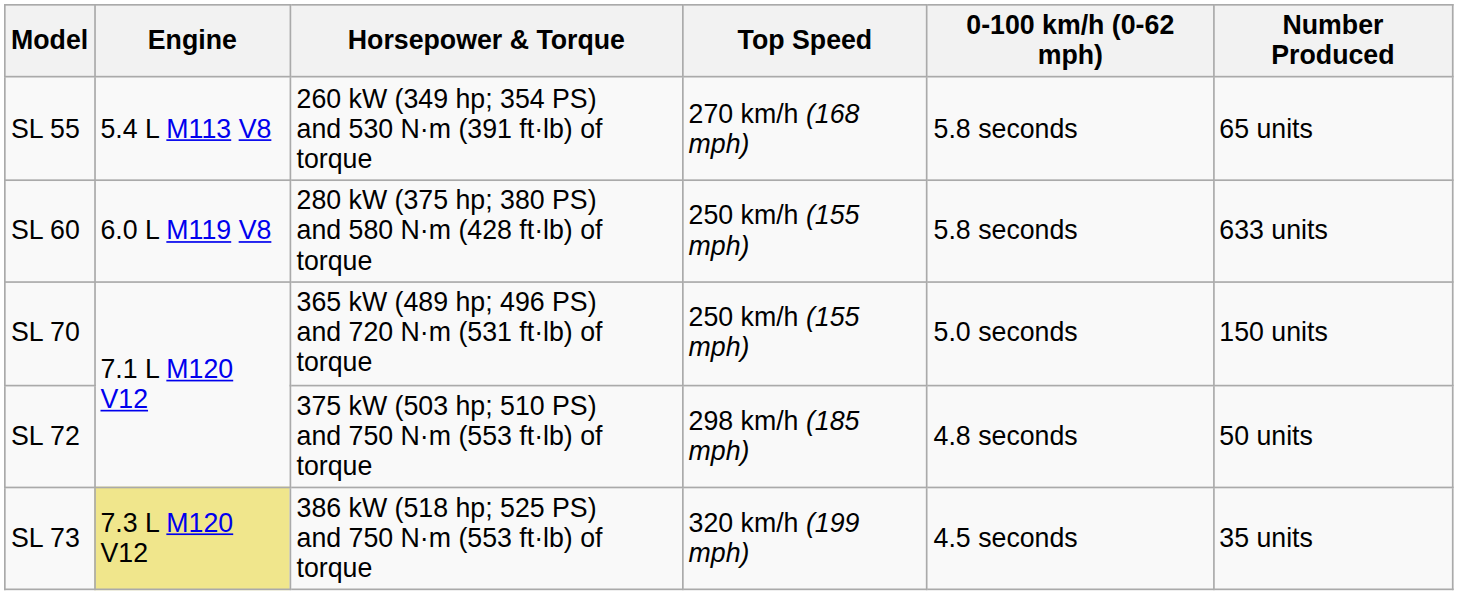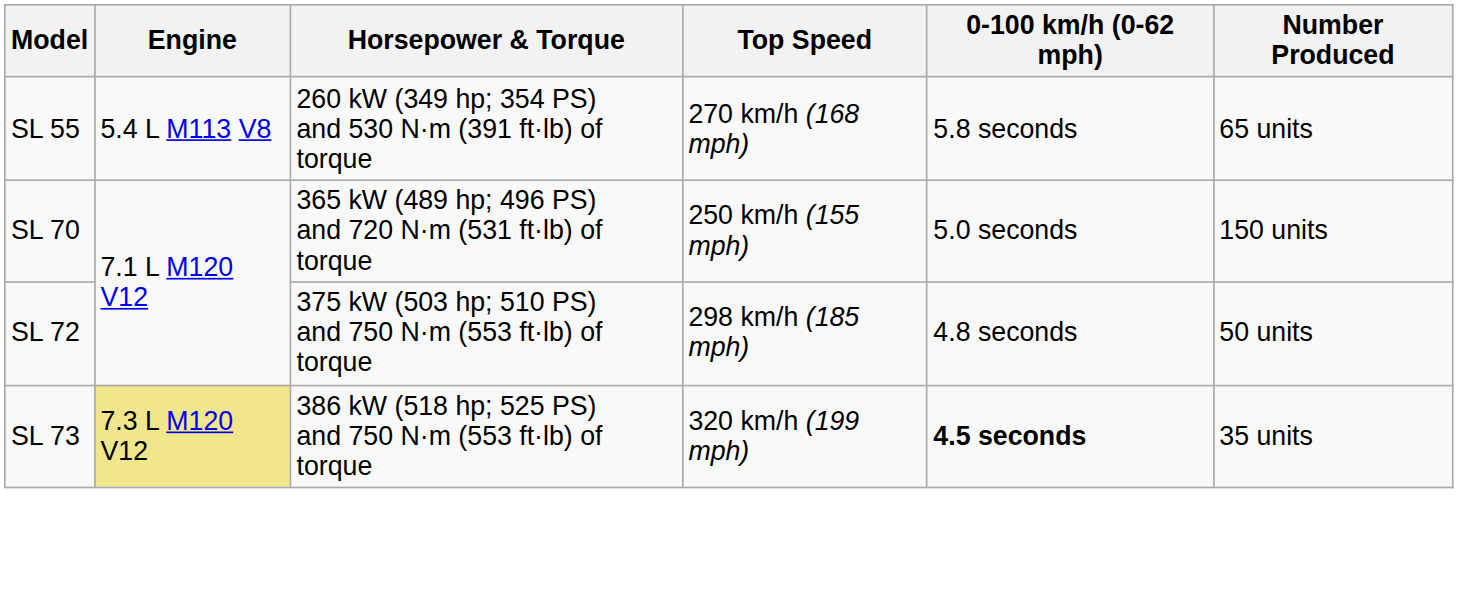- row: (45, 230)
(1006, 538) normal -> (1010, 435) bold
